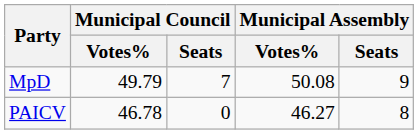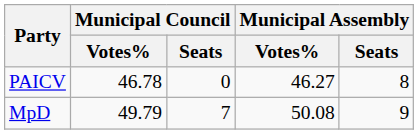rows swapped: (30, 81) <-> (38, 112)
